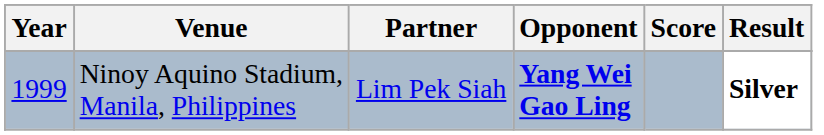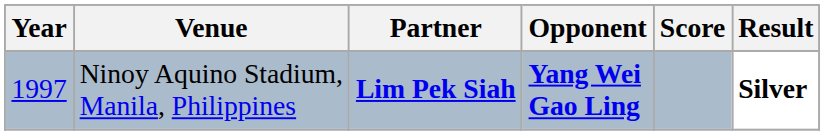(39, 89) 1999 -> (39, 89) 1997
(431, 89) normal -> (436, 89) bold
